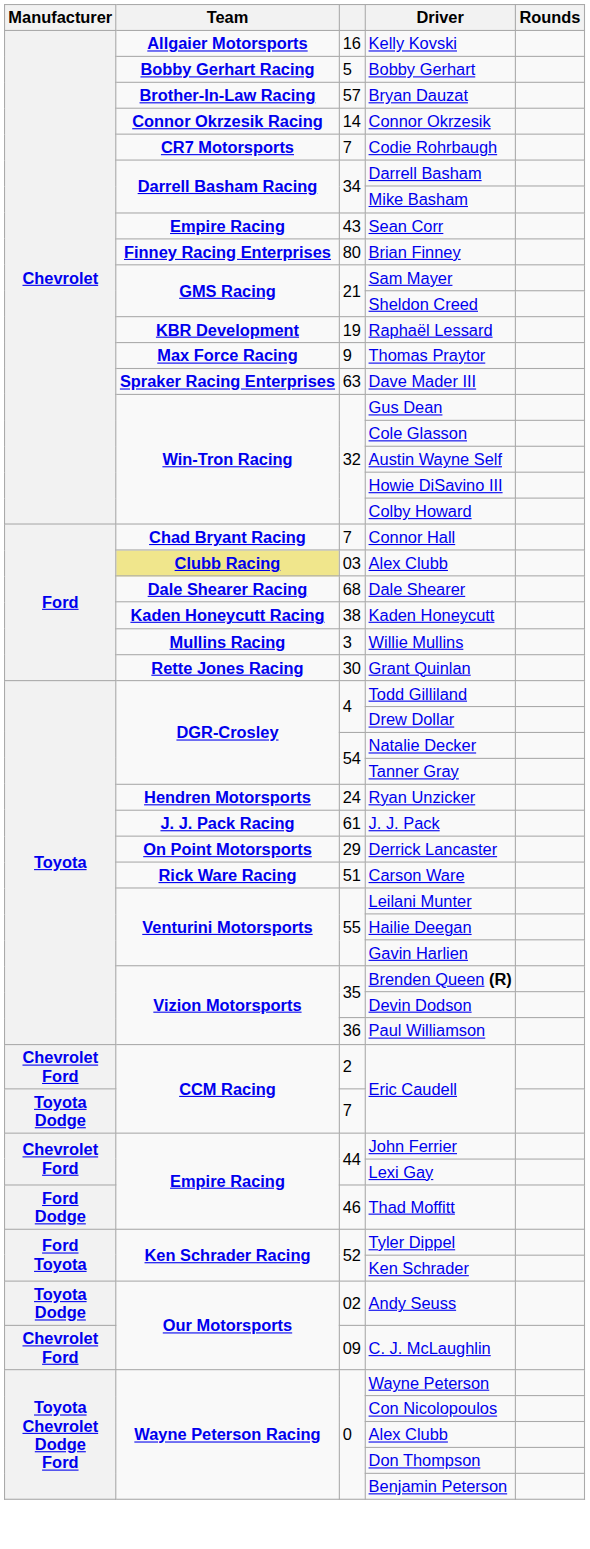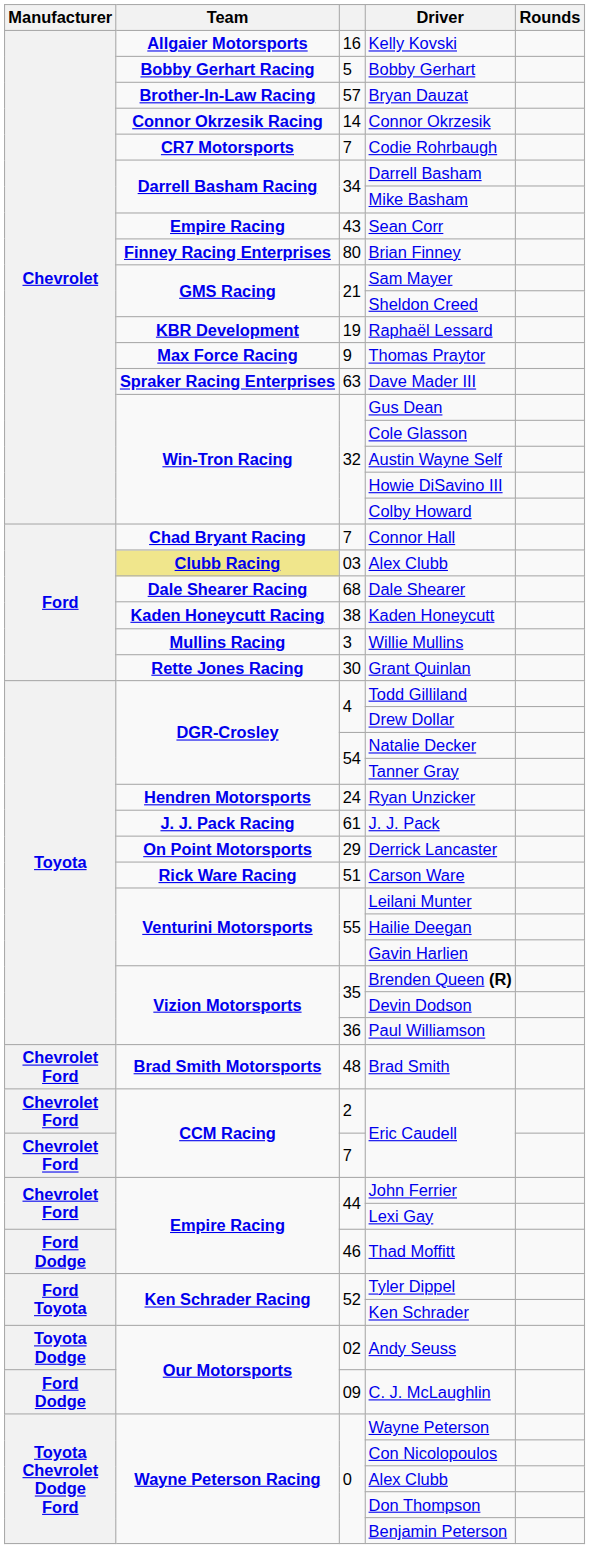+ row: (352, 1066)
(60, 1111) Toyota Dodge -> (60, 1155) Chevrolet Ford
(60, 1348) Chevrolet Ford -> (60, 1392) Ford Dodge
